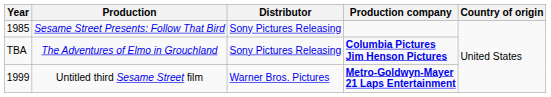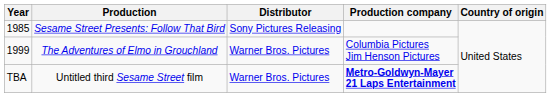(17, 50) TBA -> (18, 50) 1999
(285, 50) Sony Pictures Releasing -> (279, 50) Warner Bros. Pictures
(396, 50) bold -> (393, 50) normal
(18, 78) 1999 -> (17, 78) TBA
